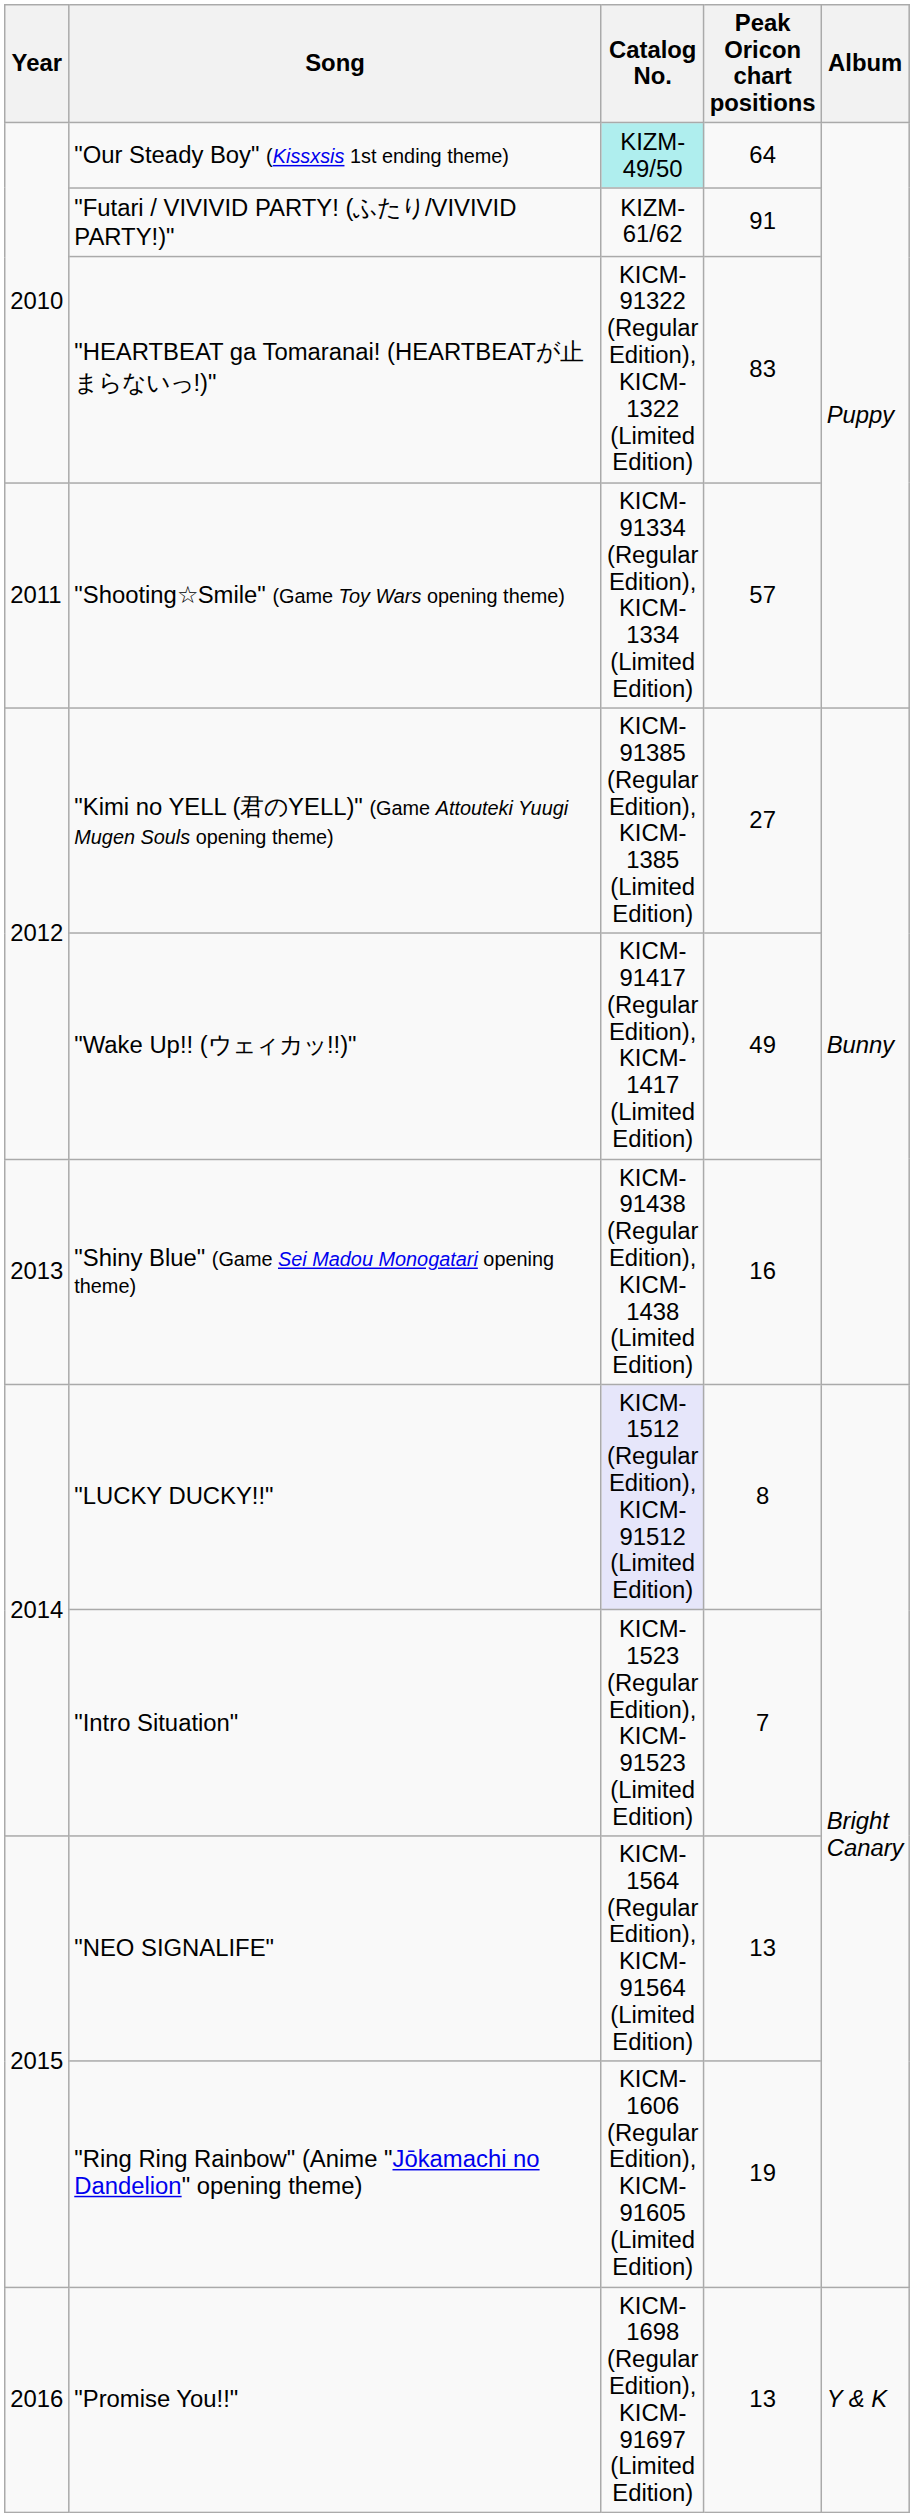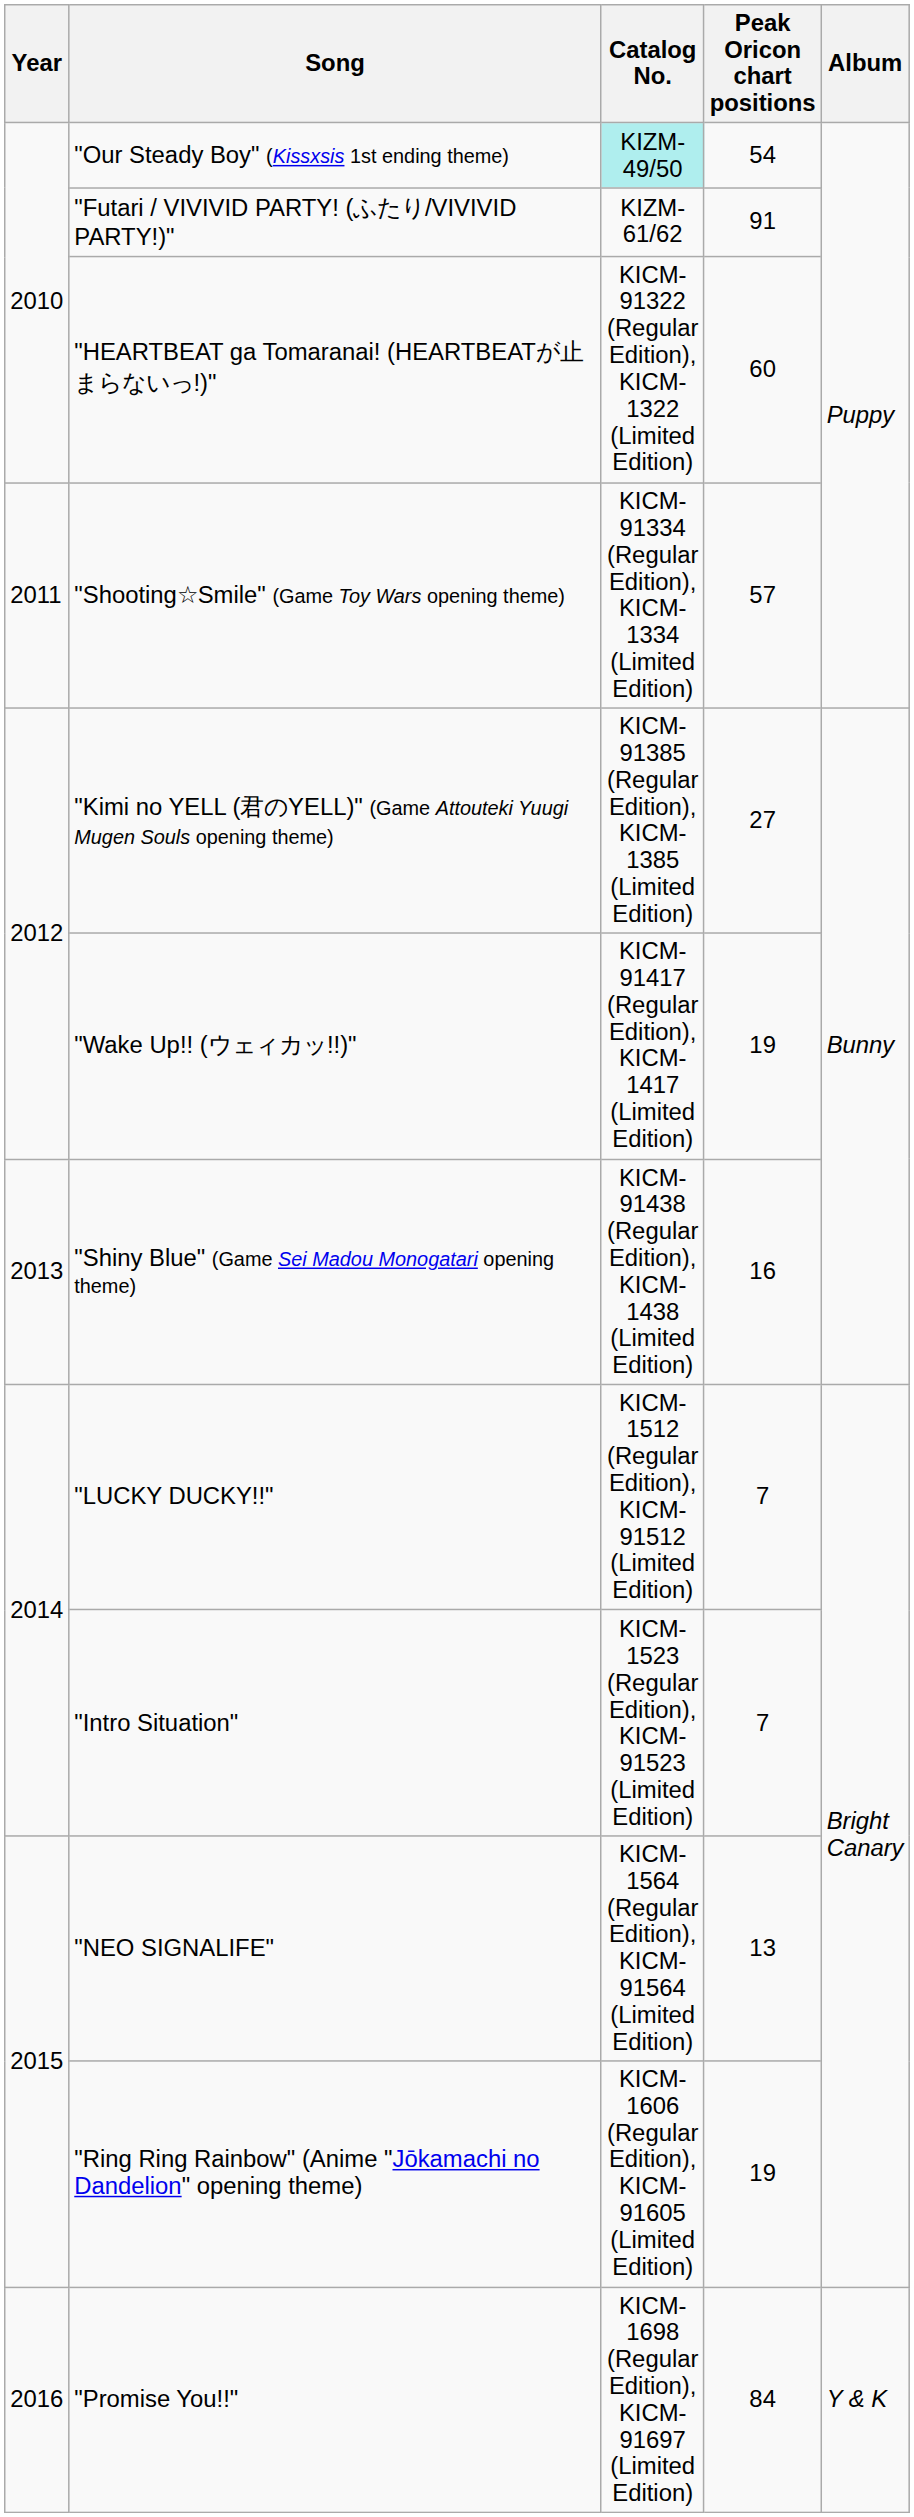(763, 155) 64 -> (763, 155) 54
(763, 369) 83 -> (763, 369) 60
(763, 1045) 49 -> (763, 1045) 19
(653, 1497) lavender background -> (653, 1497) no background
(763, 1497) 8 -> (763, 1497) 7
(763, 2399) 13 -> (763, 2399) 84
